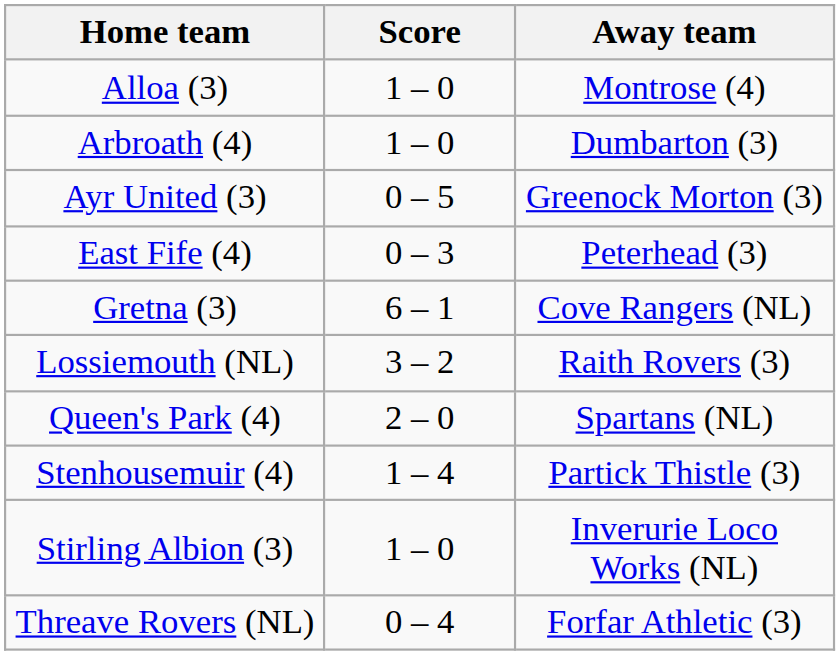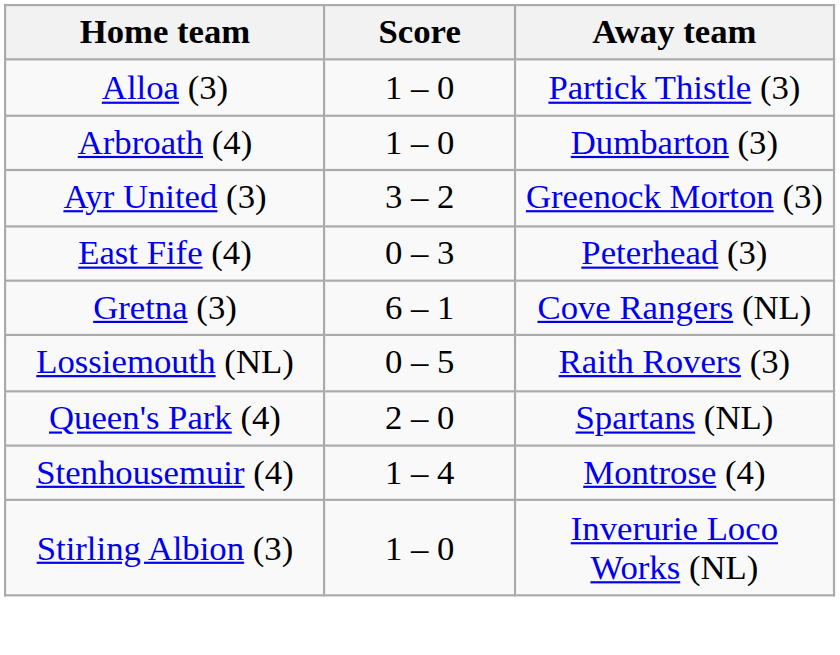(674, 87) Montrose (4) -> (674, 87) Partick Thistle (3)
(420, 197) 0 – 5 -> (420, 197) 3 – 2
(420, 362) 3 – 2 -> (420, 362) 0 – 5
(674, 472) Partick Thistle (3) -> (674, 472) Montrose (4)
- row: (165, 621)
